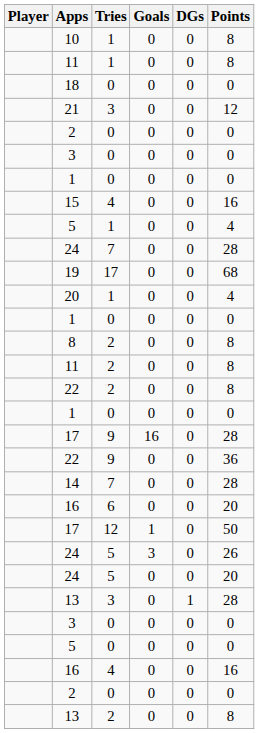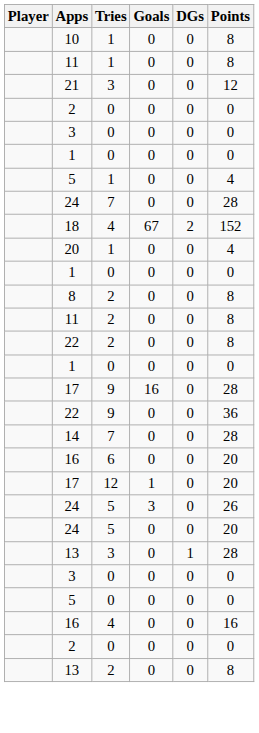- row: (72, 86)
- row: (72, 202)
+ row: (72, 226)
- row: (72, 272)
(230, 529) 50 -> (230, 483) 20
